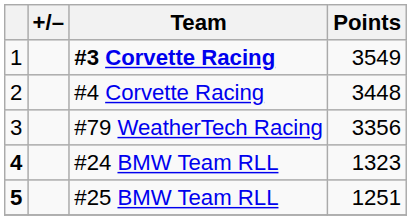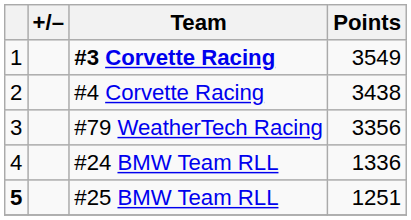(376, 93) 3448 -> (376, 93) 3438
(16, 163) bold -> (16, 163) normal
(376, 163) 1323 -> (376, 163) 1336
